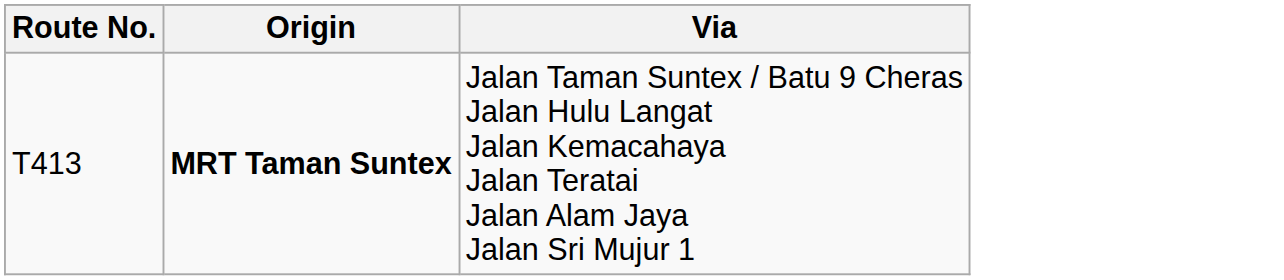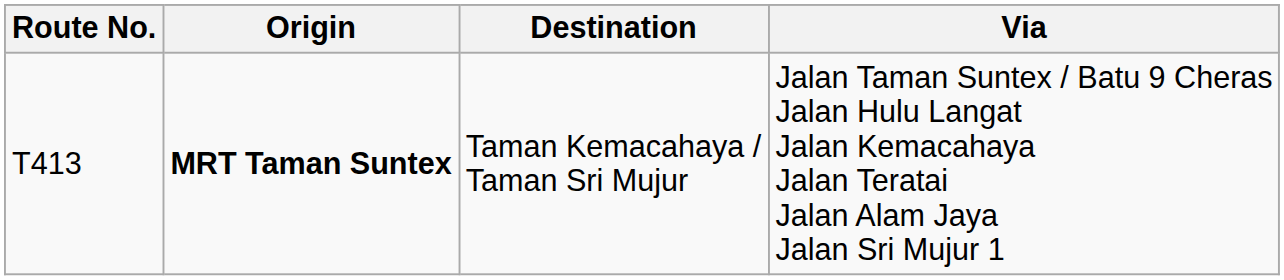+ column: (614, 28)
